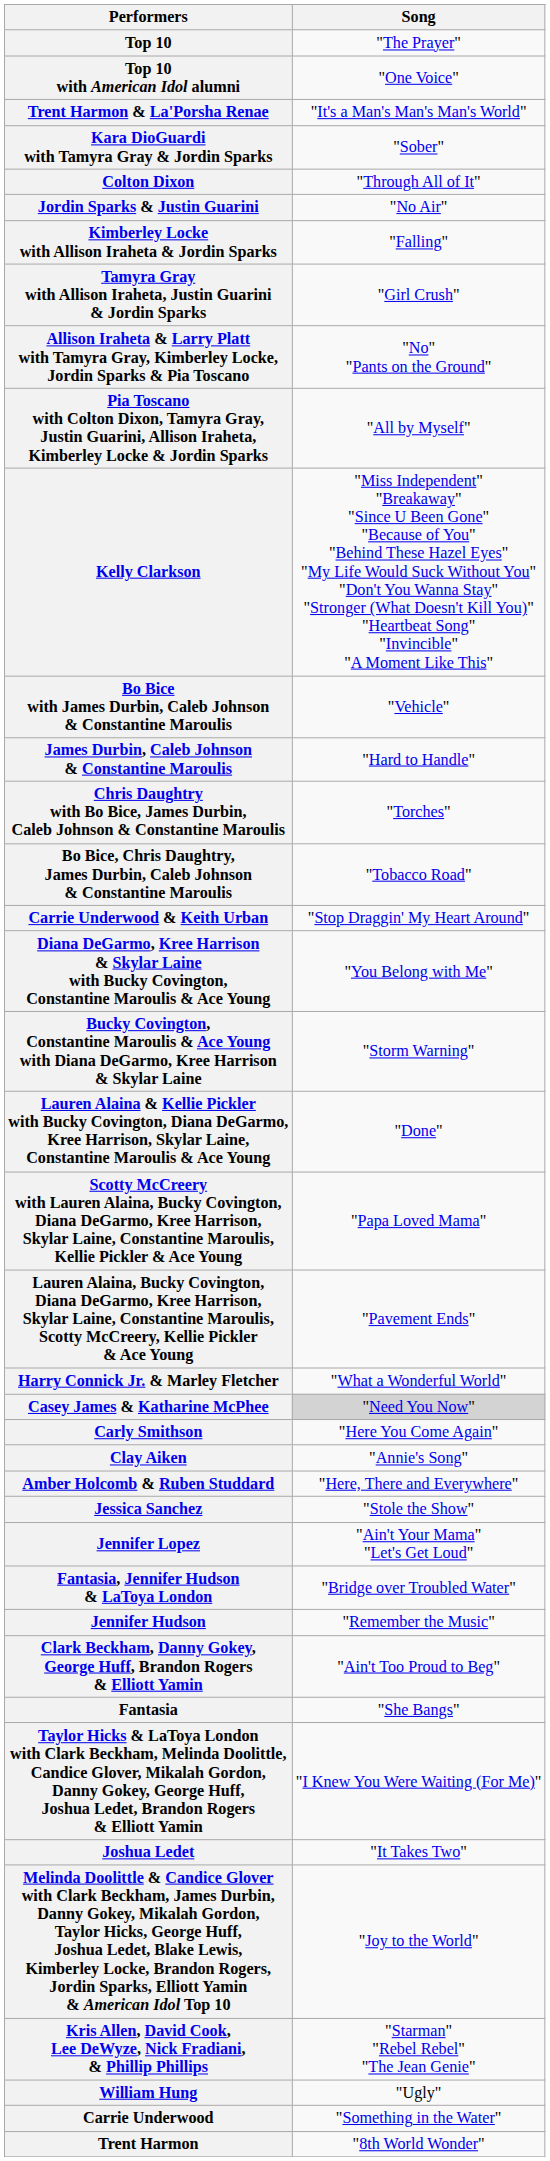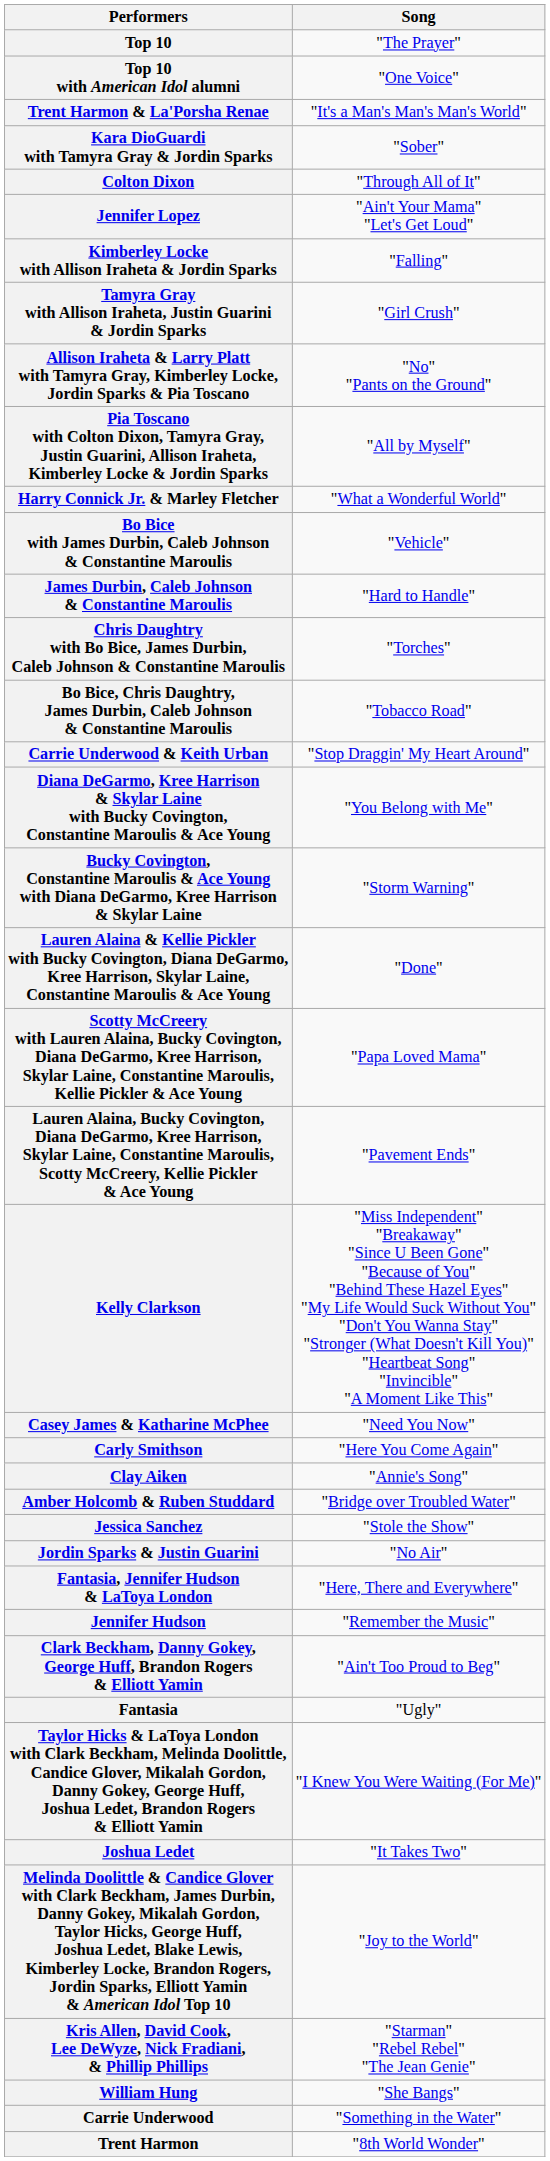rows swapped: (148, 207) <-> (148, 1543)
rows swapped: (148, 571) <-> (148, 1381)
(419, 1406) lightgrey background -> (419, 1424) no background
(419, 1483) "Here, There and Everywhere" -> (419, 1501) "Bridge over Troubled Water"
(419, 1587) "Bridge over Troubled Water" -> (419, 1587) "Here, There and Everywhere"
(419, 1710) "She Bangs" -> (419, 1710) "Ugly"
(419, 2092) "Ugly" -> (419, 2092) "She Bangs"
